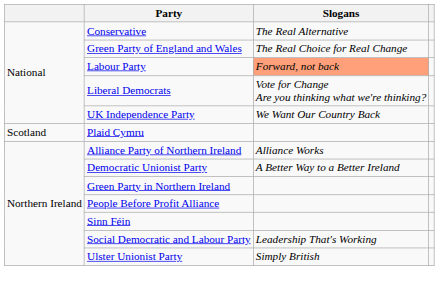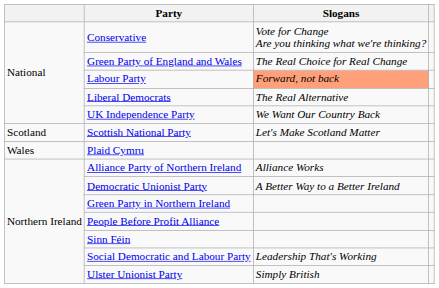(302, 31) The Real Alternative -> (341, 37) Vote for Change Are you thinking what we're thinking?
(341, 90) Vote for Change Are you thinking what we're thinking? -> (302, 97) The Real Alternative
+ row: (139, 132)
(27, 132) Scotland -> (20, 150) Wales
